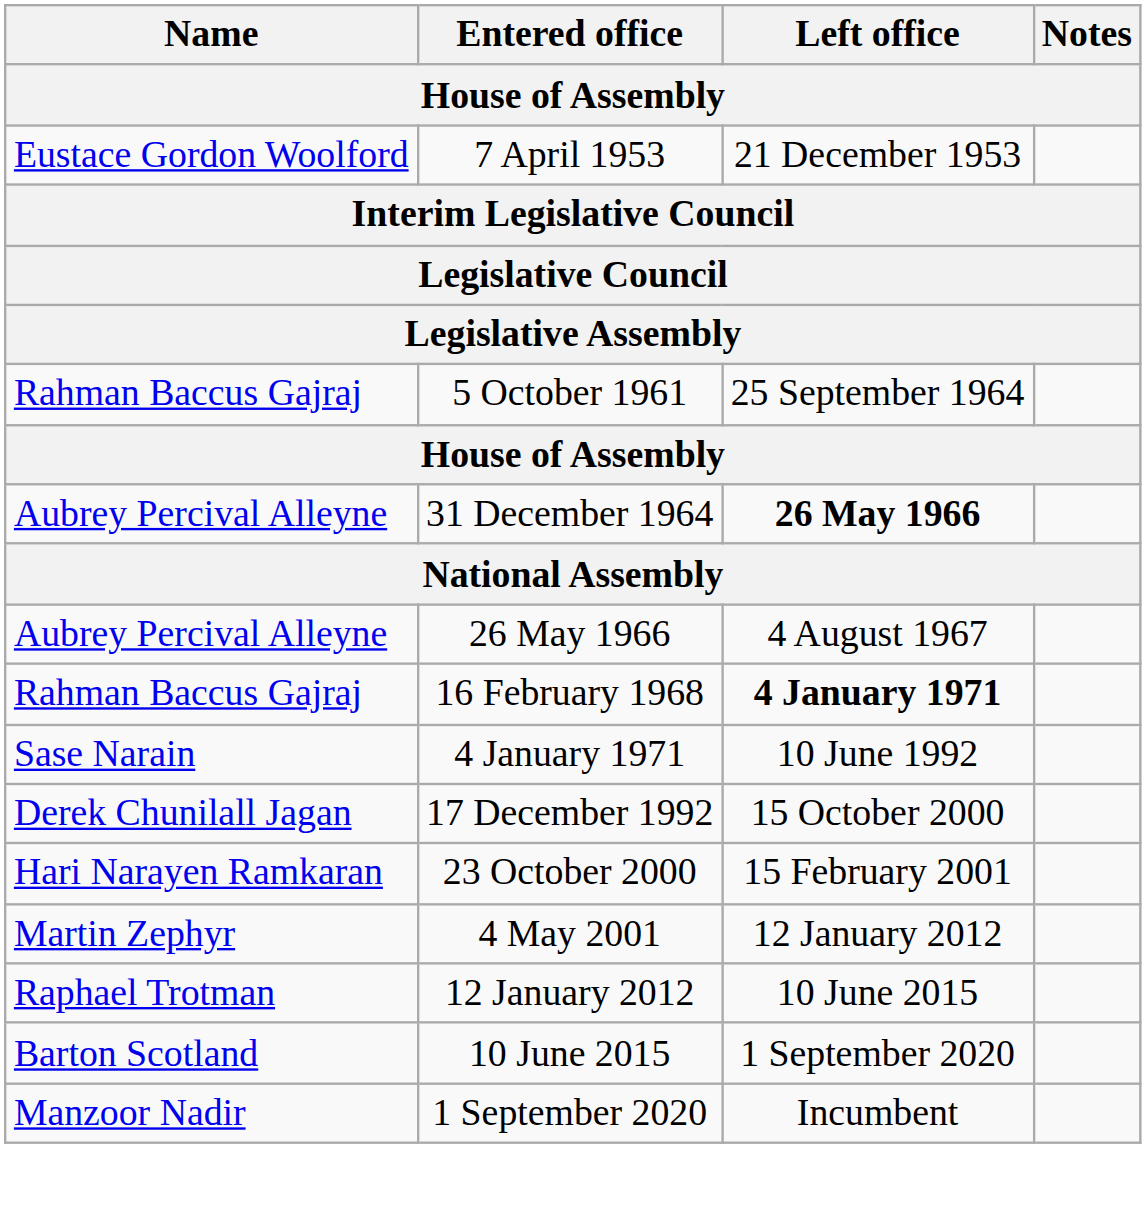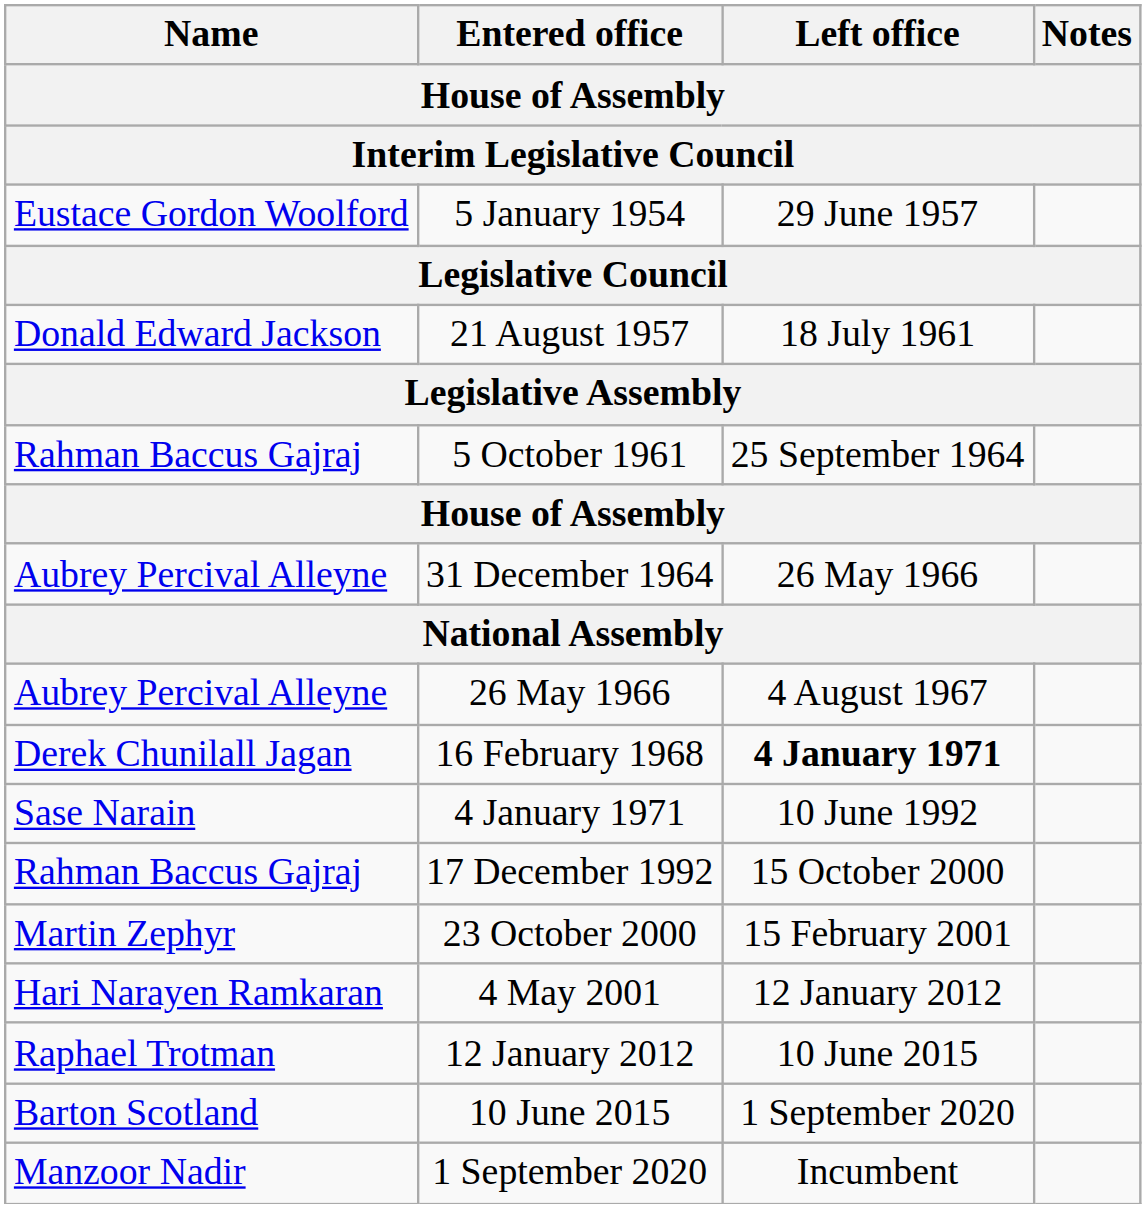- row: (570, 154)
+ row: (570, 214)
+ row: (570, 333)
(878, 513) bold -> (878, 573) normal
(188, 693) Rahman Baccus Gajraj -> (183, 753) Derek Chunilall Jagan
(183, 812) Derek Chunilall Jagan -> (188, 872) Rahman Baccus Gajraj
(198, 872) Hari Narayen Ramkaran -> (125, 932) Martin Zephyr
(125, 932) Martin Zephyr -> (198, 992) Hari Narayen Ramkaran
